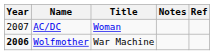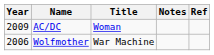(18, 27) 2007 -> (18, 27) 2009
(18, 42) bold -> (18, 42) normal
